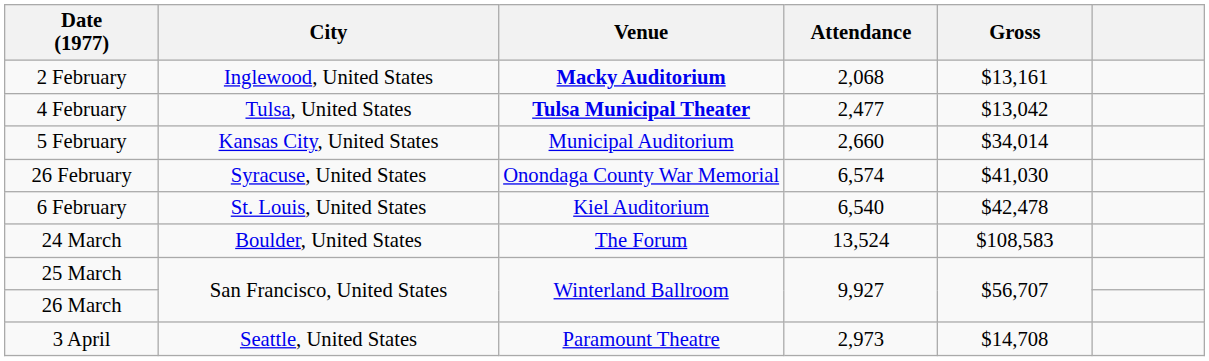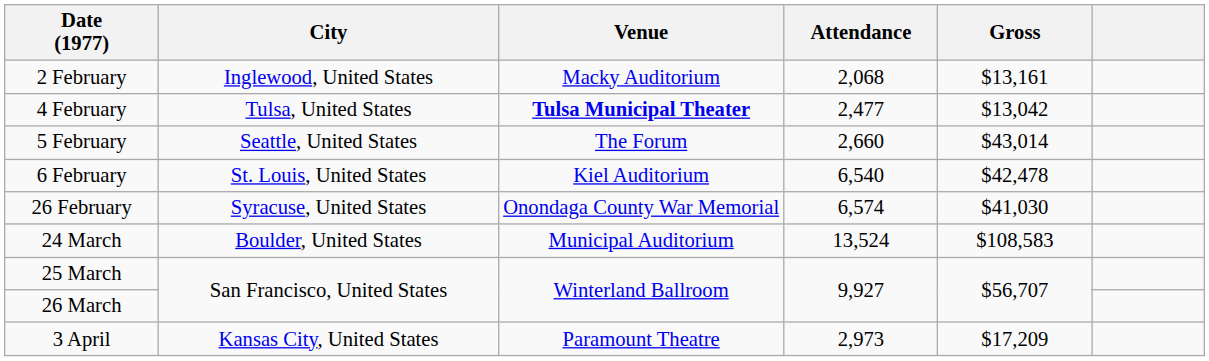(641, 76) bold -> (641, 76) normal
(329, 142) Kansas City, United States -> (329, 142) Seattle, United States
(641, 142) Municipal Auditorium -> (641, 142) The Forum
(1015, 142) $34,014 -> (1015, 142) $43,014
rows swapped: (82, 207) <-> (82, 175)
(641, 240) The Forum -> (641, 240) Municipal Auditorium
(329, 338) Seattle, United States -> (329, 338) Kansas City, United States
(1015, 338) $14,708 -> (1015, 338) $17,209
